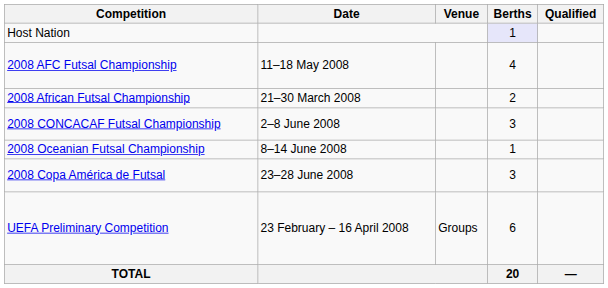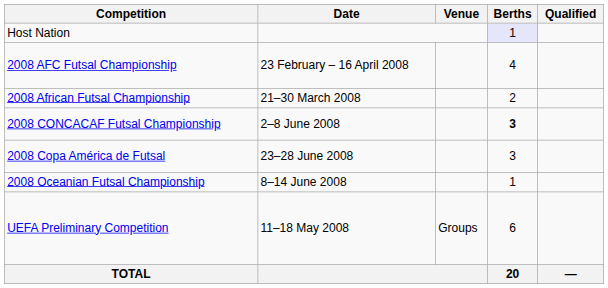(305, 65) 11–18 May 2008 -> (335, 65) 23 February – 16 April 2008
(513, 123) normal -> (513, 123) bold
rows swapped: (86, 175) <-> (106, 149)
(335, 228) 23 February – 16 April 2008 -> (305, 228) 11–18 May 2008
